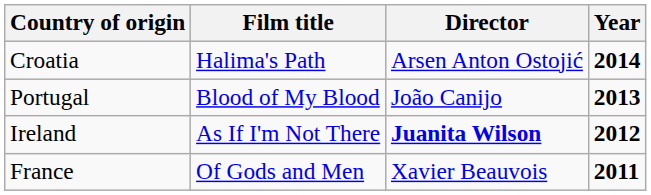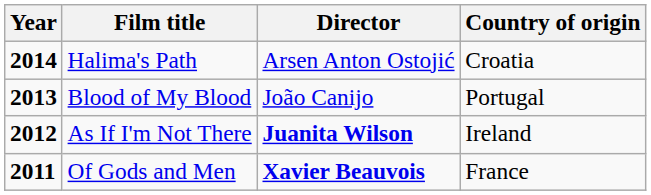columns swapped: (617, 23) <-> (98, 23)
(469, 171) normal -> (344, 171) bold
